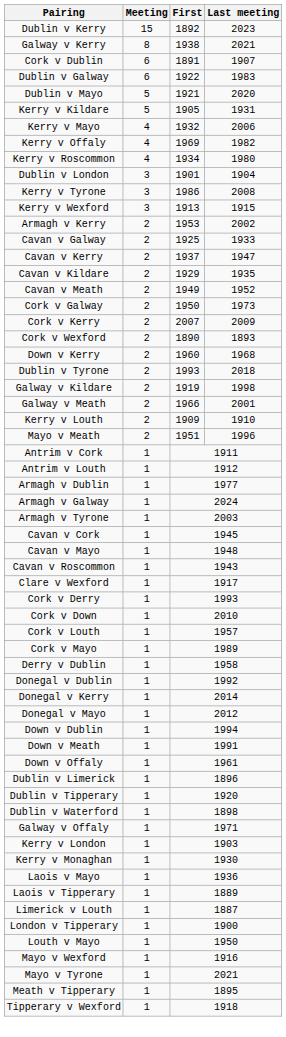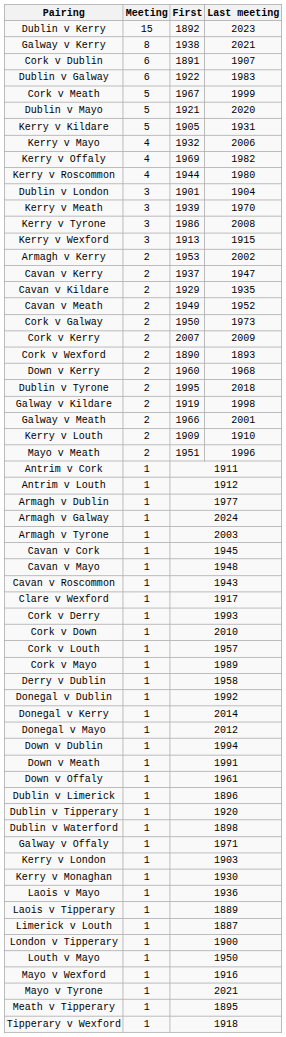+ row: (64, 94)
(188, 159) 1934 -> (188, 176) 1944
+ row: (64, 208)
- row: (64, 241)
(188, 371) 1993 -> (188, 388) 1995
